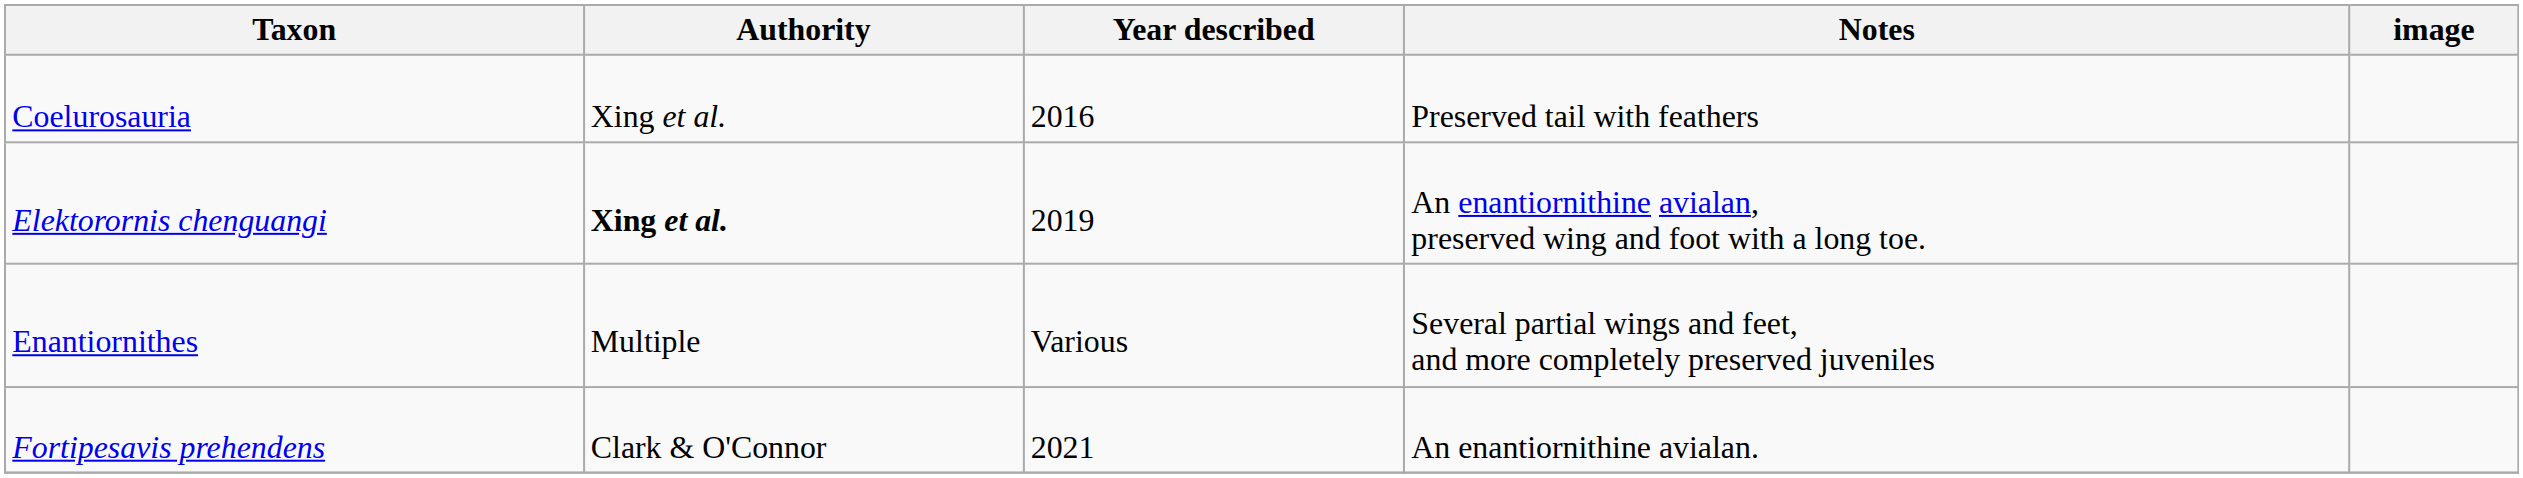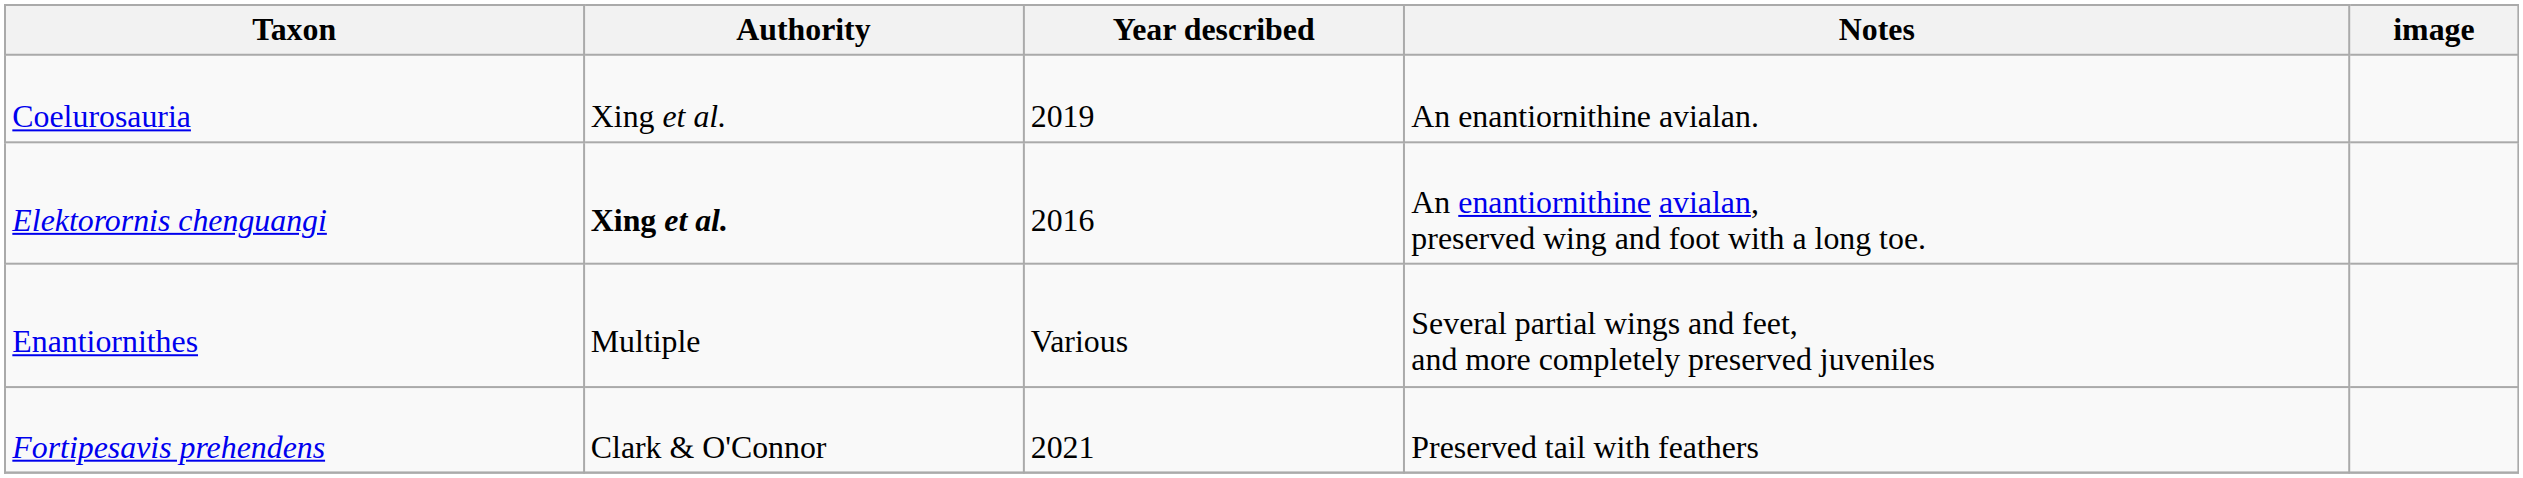(1063, 116) 2016 -> (1063, 116) 2019
(1585, 116) Preserved tail with feathers -> (1585, 116) An enantiornithine avialan.
(1063, 220) 2019 -> (1063, 220) 2016
(1585, 446) An enantiornithine avialan. -> (1585, 446) Preserved tail with feathers
